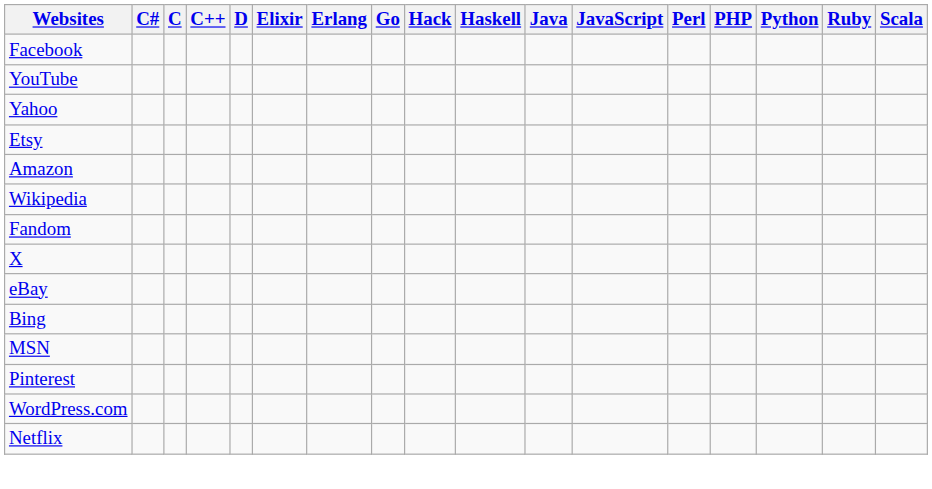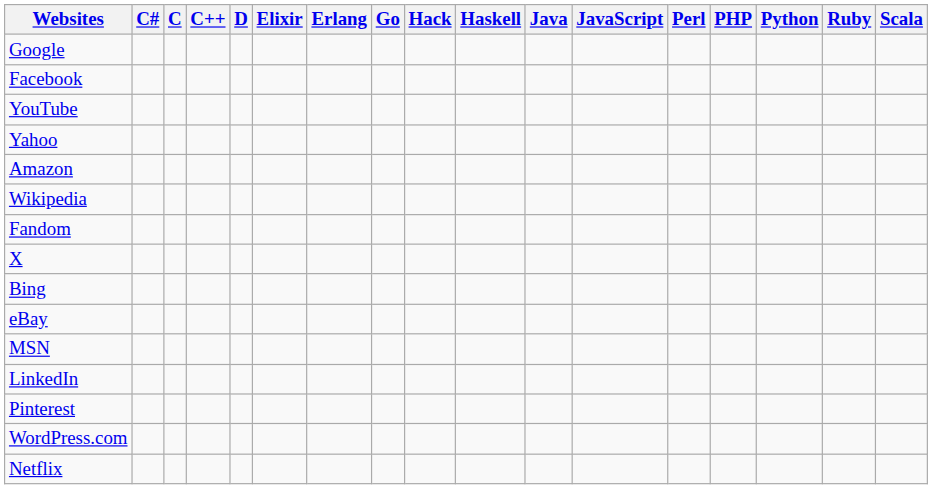+ row: (37, 49)
- row: (26, 139)
rows swapped: (27, 318) <-> (28, 288)
+ row: (44, 378)
